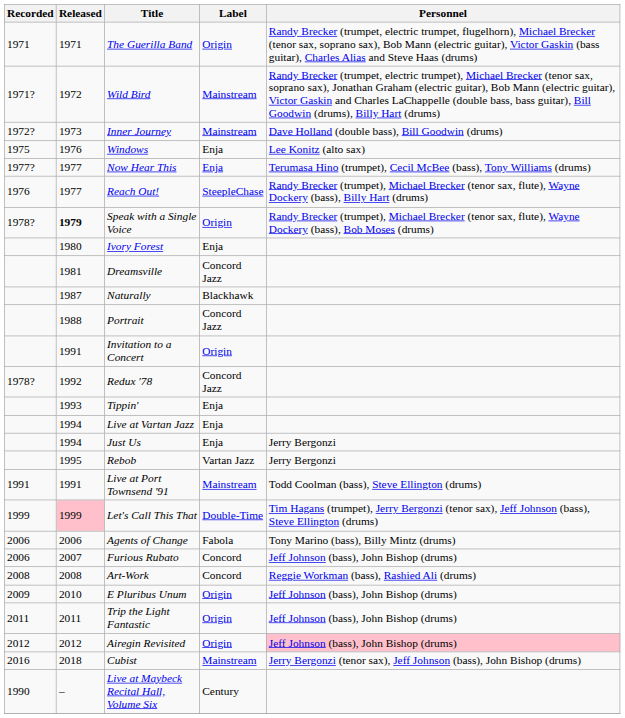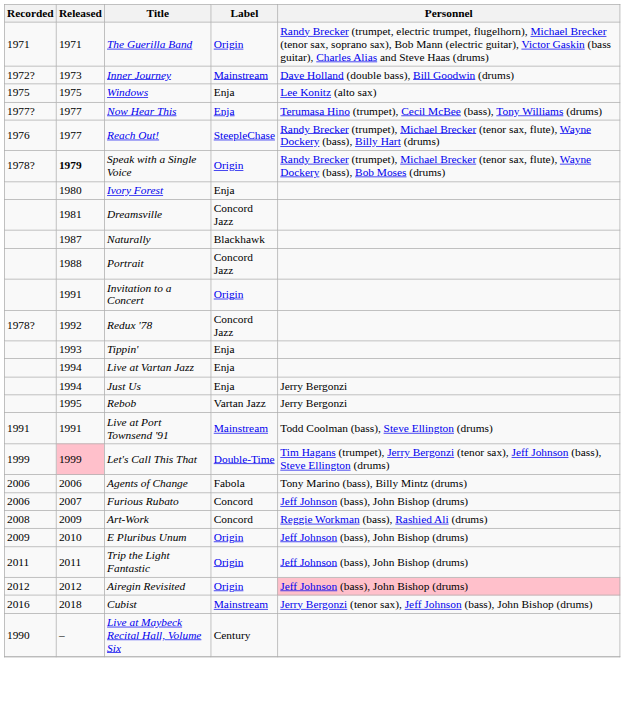- row: (129, 94)
(70, 149) 1976 -> (70, 93) 1975
(70, 576) 2008 -> (70, 519) 2009
